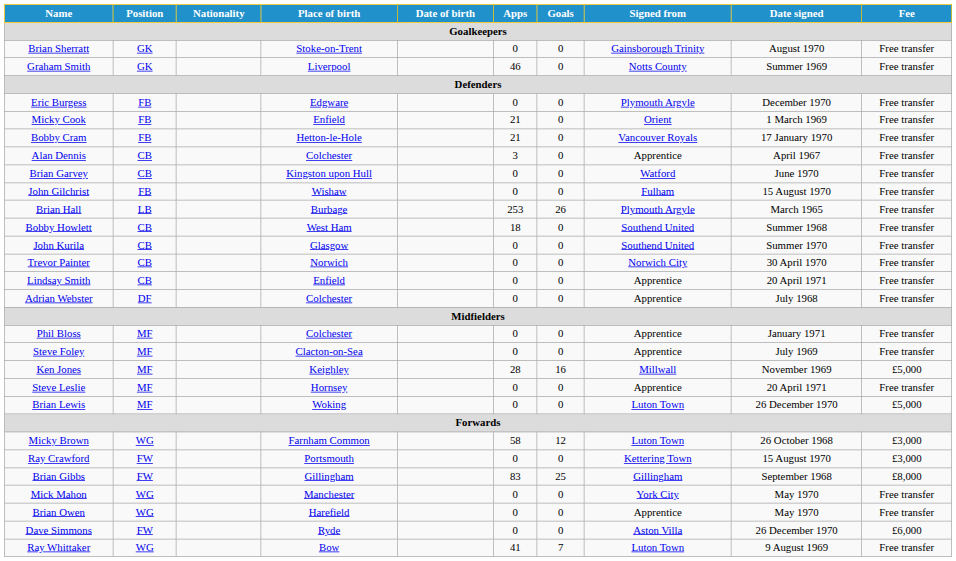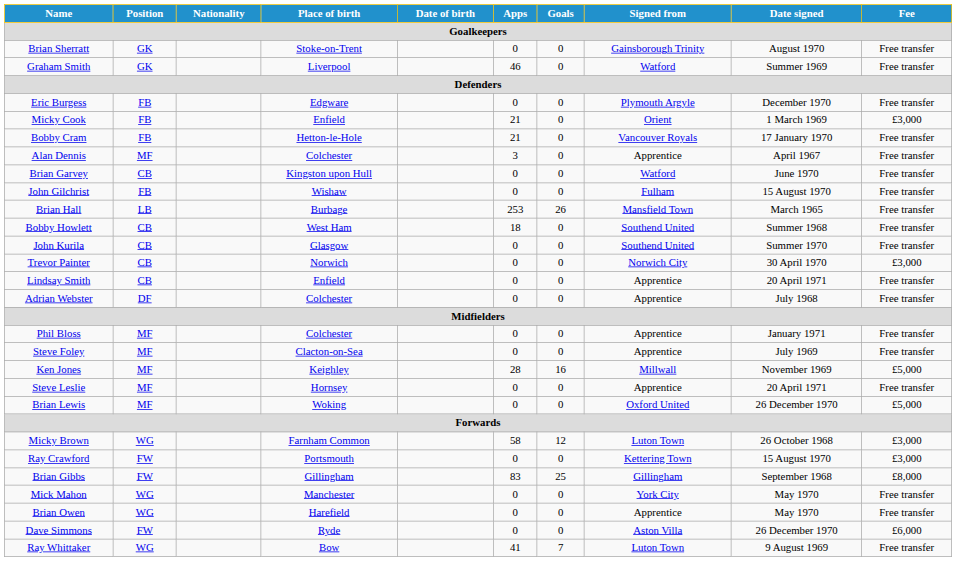(658, 67) Notts County -> (658, 67) Watford
(907, 120) Free transfer -> (907, 120) £3,000
(145, 156) CB -> (145, 156) MF
(658, 209) Plymouth Argyle -> (658, 209) Mansfield Town
(907, 263) Free transfer -> (907, 263) £3,000
(658, 405) Luton Town -> (658, 405) Oxford United
